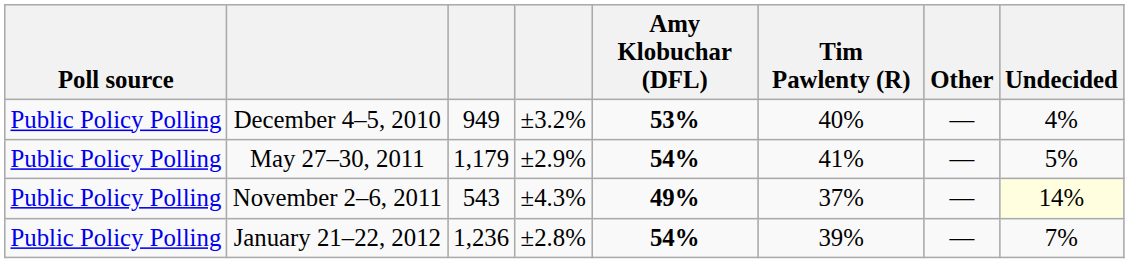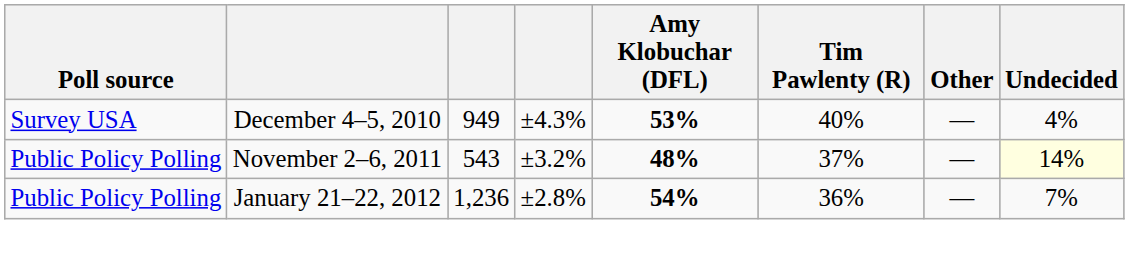(116, 119) Public Policy Polling -> (74, 119) Survey USA
(553, 119) ±3.2% -> (553, 119) ±4.3%
- row: (337, 158)
(553, 197) ±4.3% -> (553, 158) ±3.2%
(675, 197) 49% -> (675, 158) 48%
(841, 237) 39% -> (841, 197) 36%
